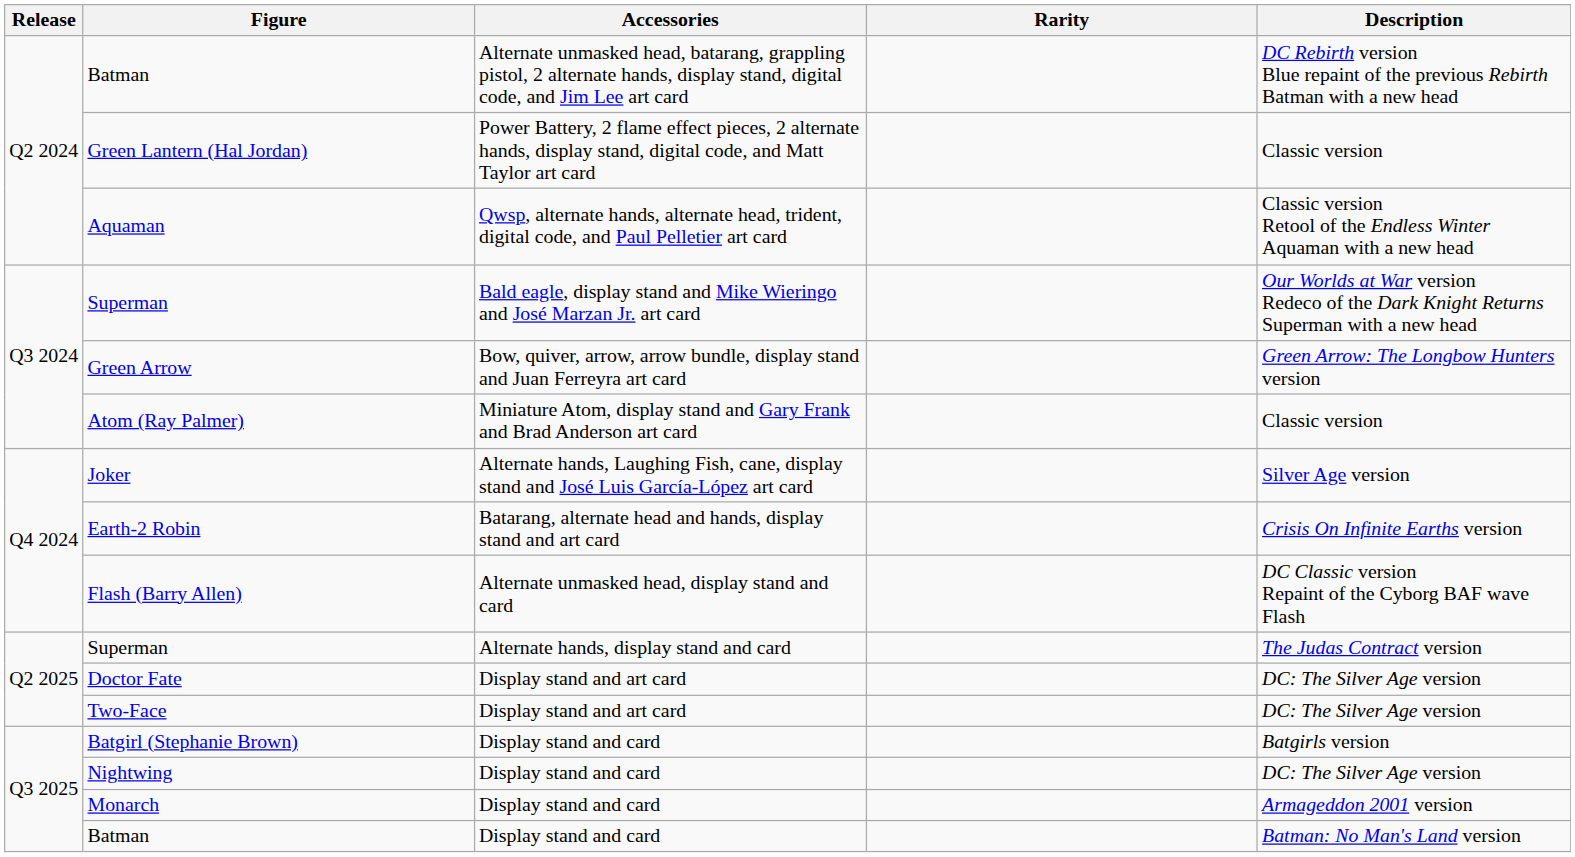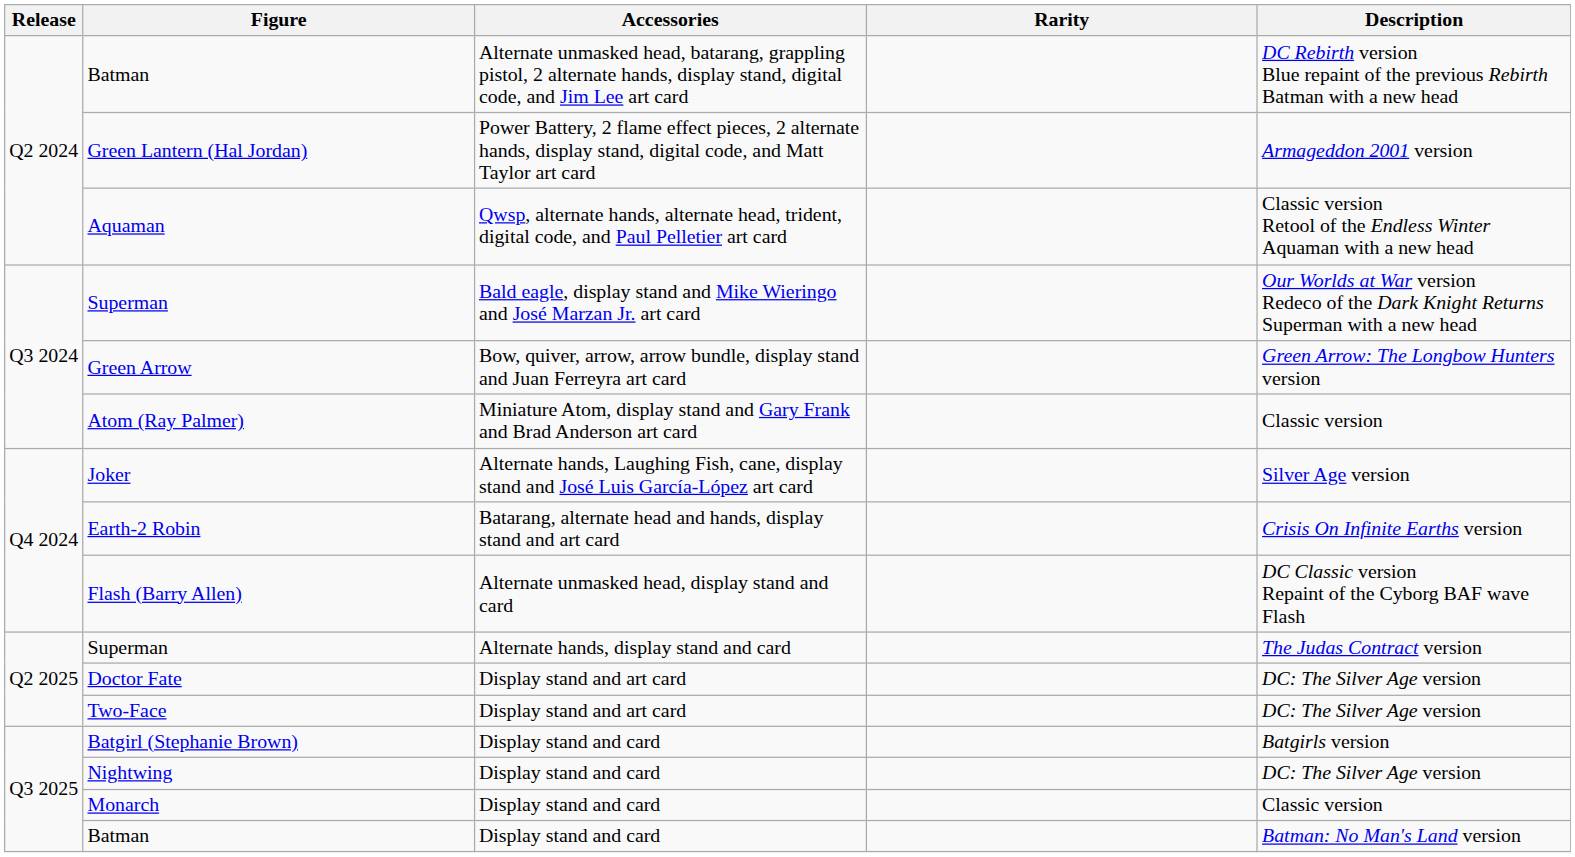(1322, 150) Classic version -> (1367, 150) Armageddon 2001 version
(1367, 804) Armageddon 2001 version -> (1322, 804) Classic version
